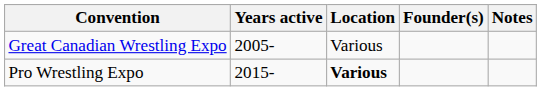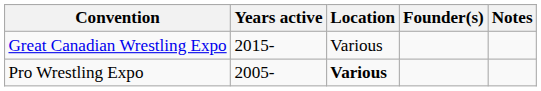(255, 45) 2005- -> (255, 45) 2015-
(255, 72) 2015- -> (255, 72) 2005-
